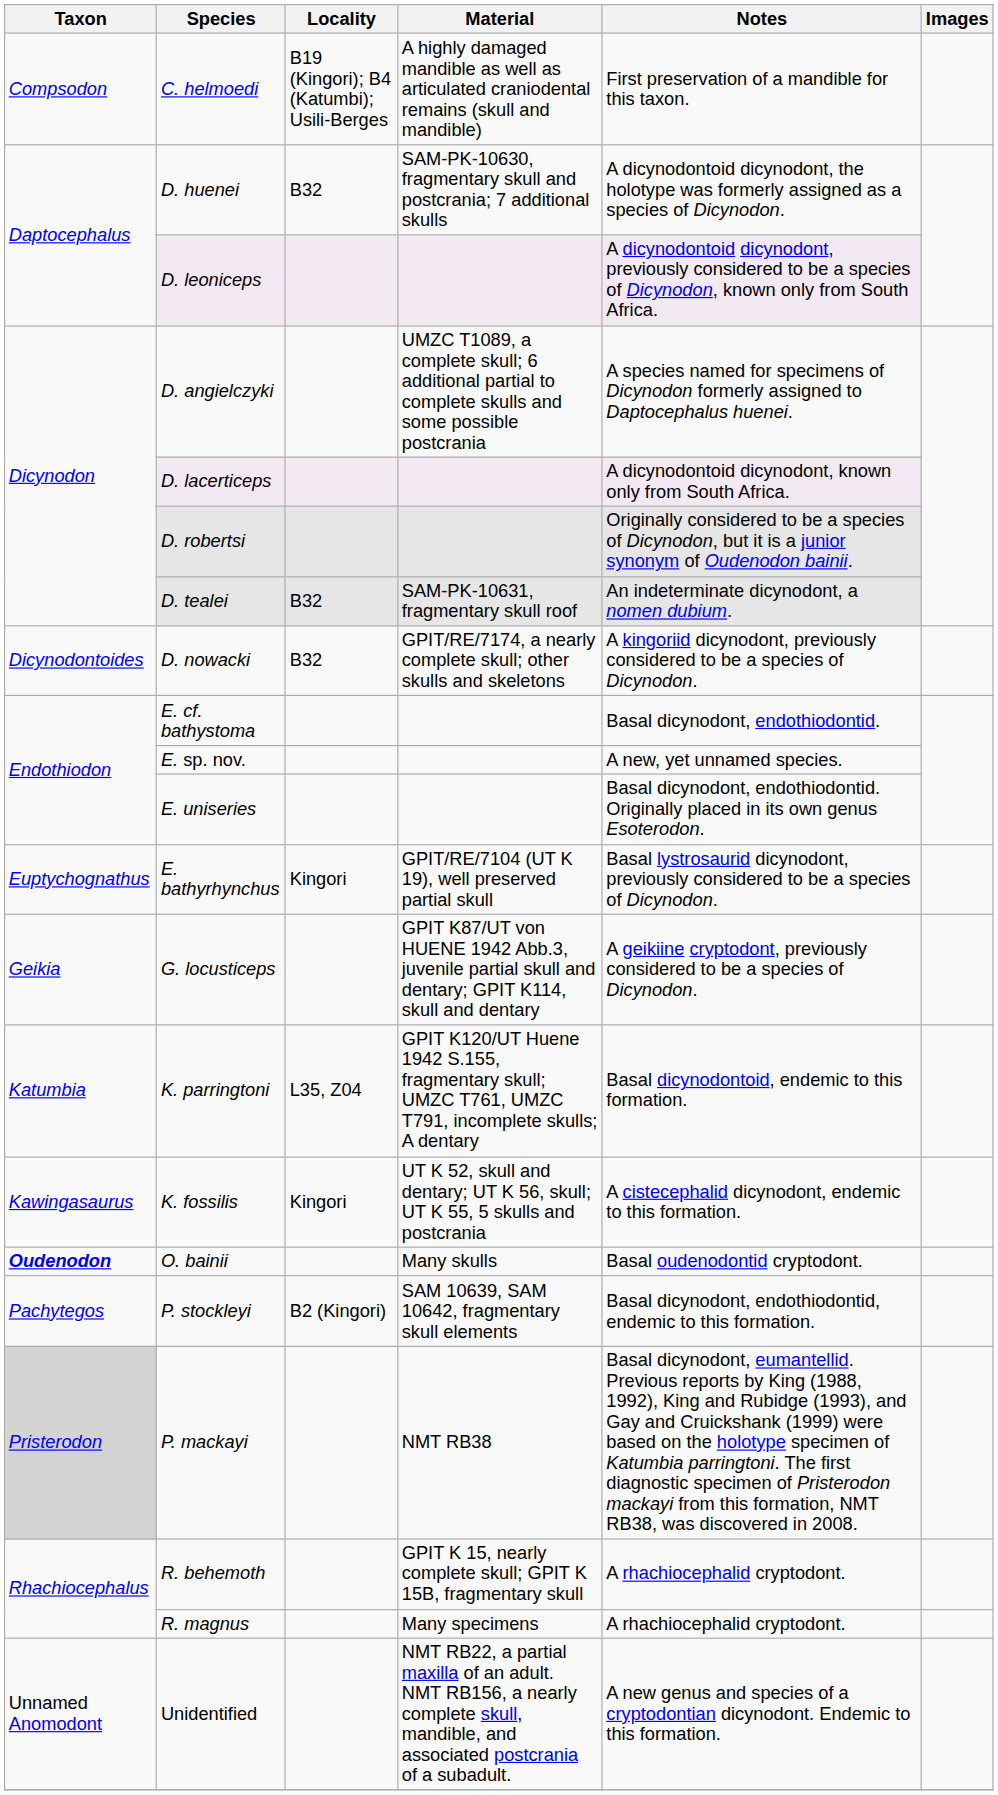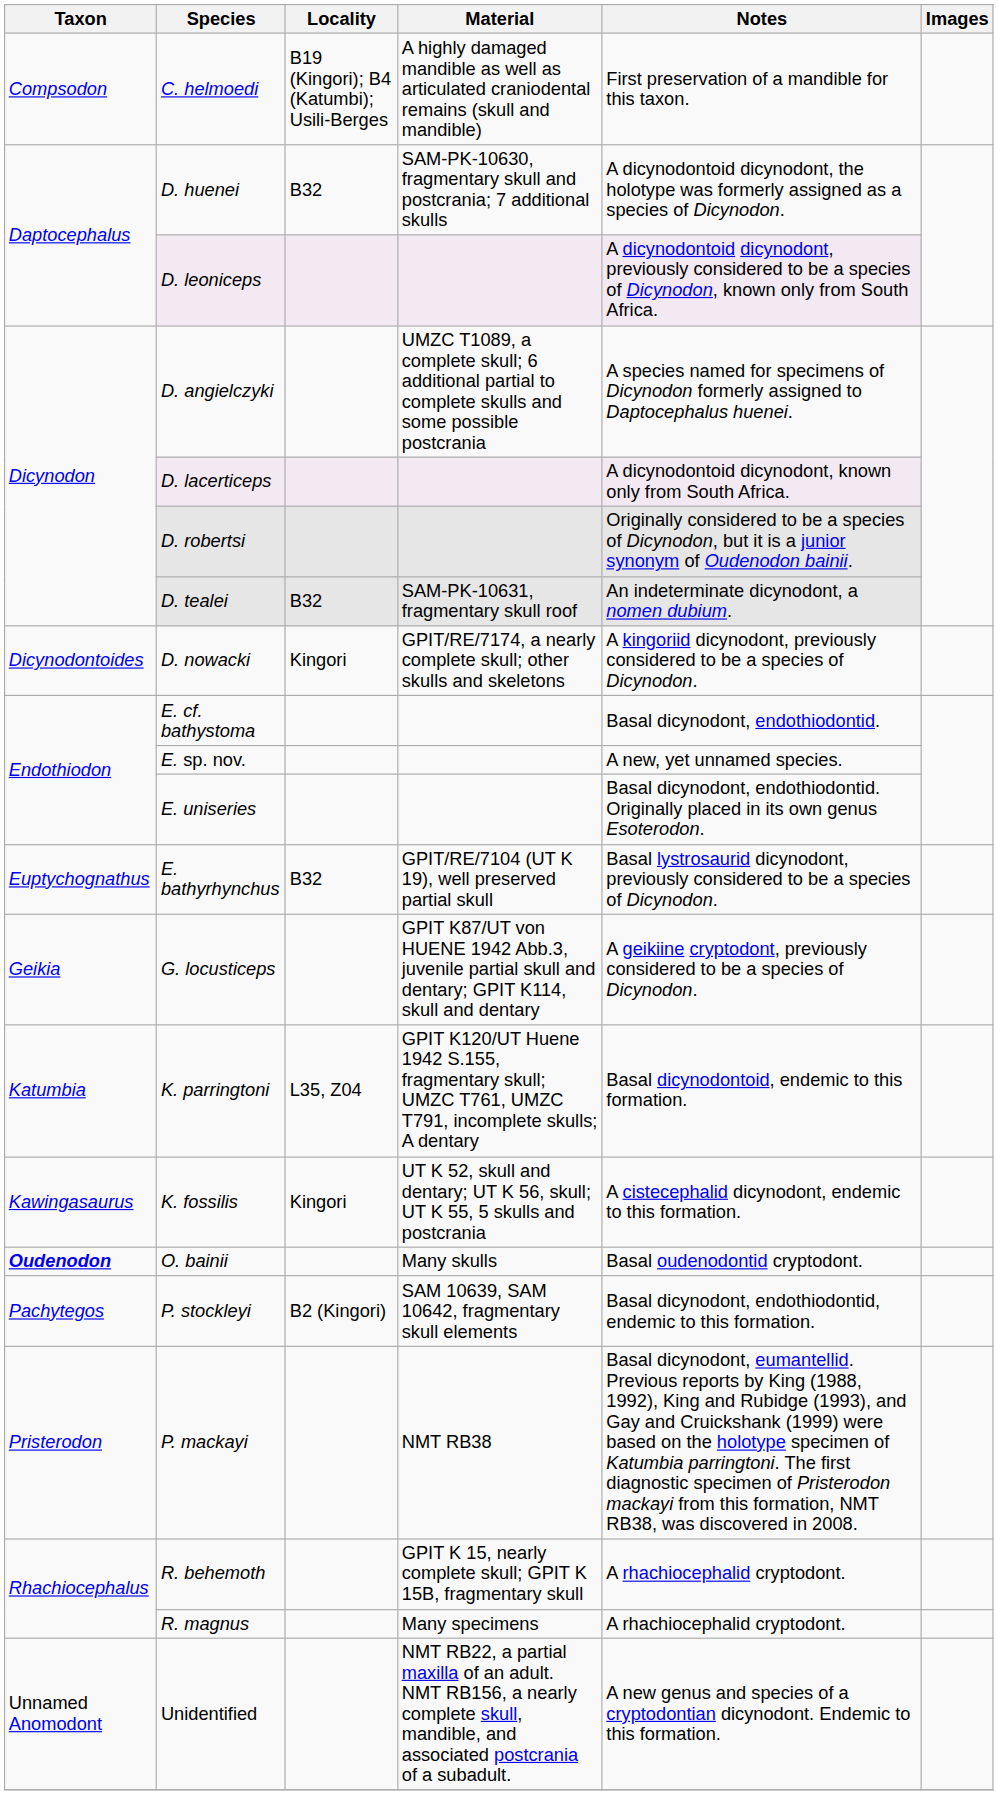(306, 660) B32 -> (318, 660) Kingori
(318, 879) Kingori -> (306, 879) B32
(55, 1442) lightgrey background -> (55, 1442) no background
